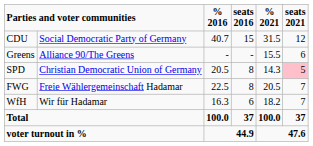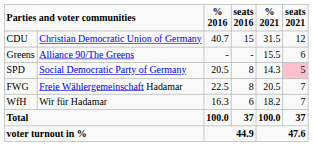(113, 39) Social Democratic Party of Germany -> (121, 39) Christian Democratic Union of Germany
(121, 70) Christian Democratic Union of Germany -> (113, 70) Social Democratic Party of Germany
